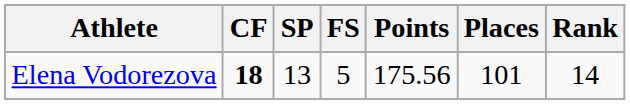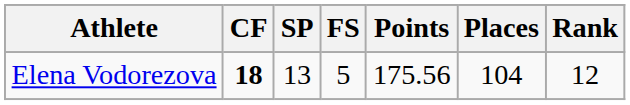(501, 74) 101 -> (501, 74) 104
(585, 74) 14 -> (585, 74) 12
